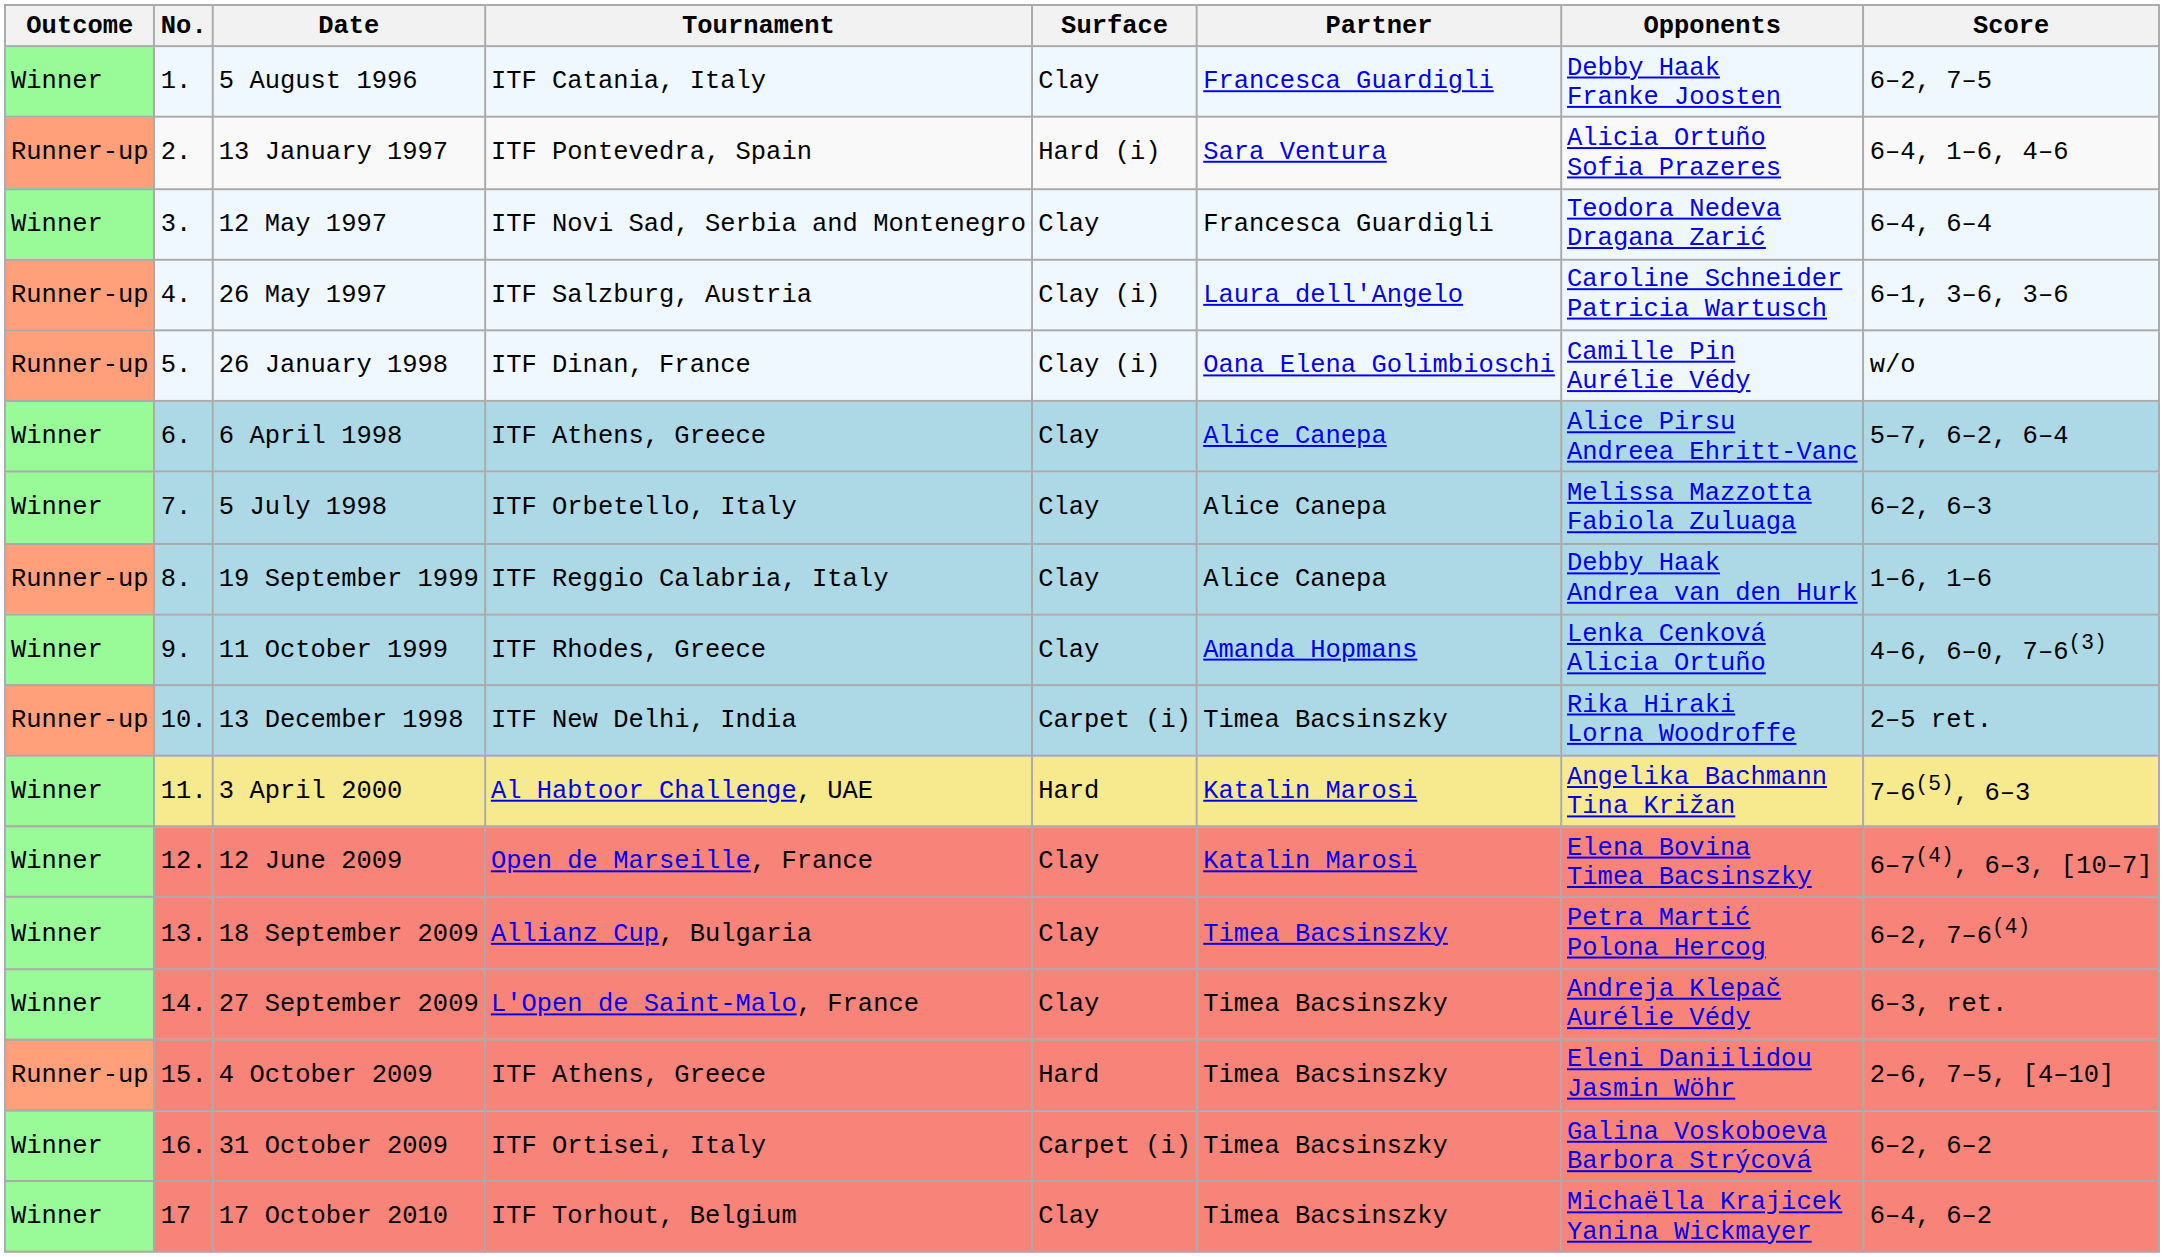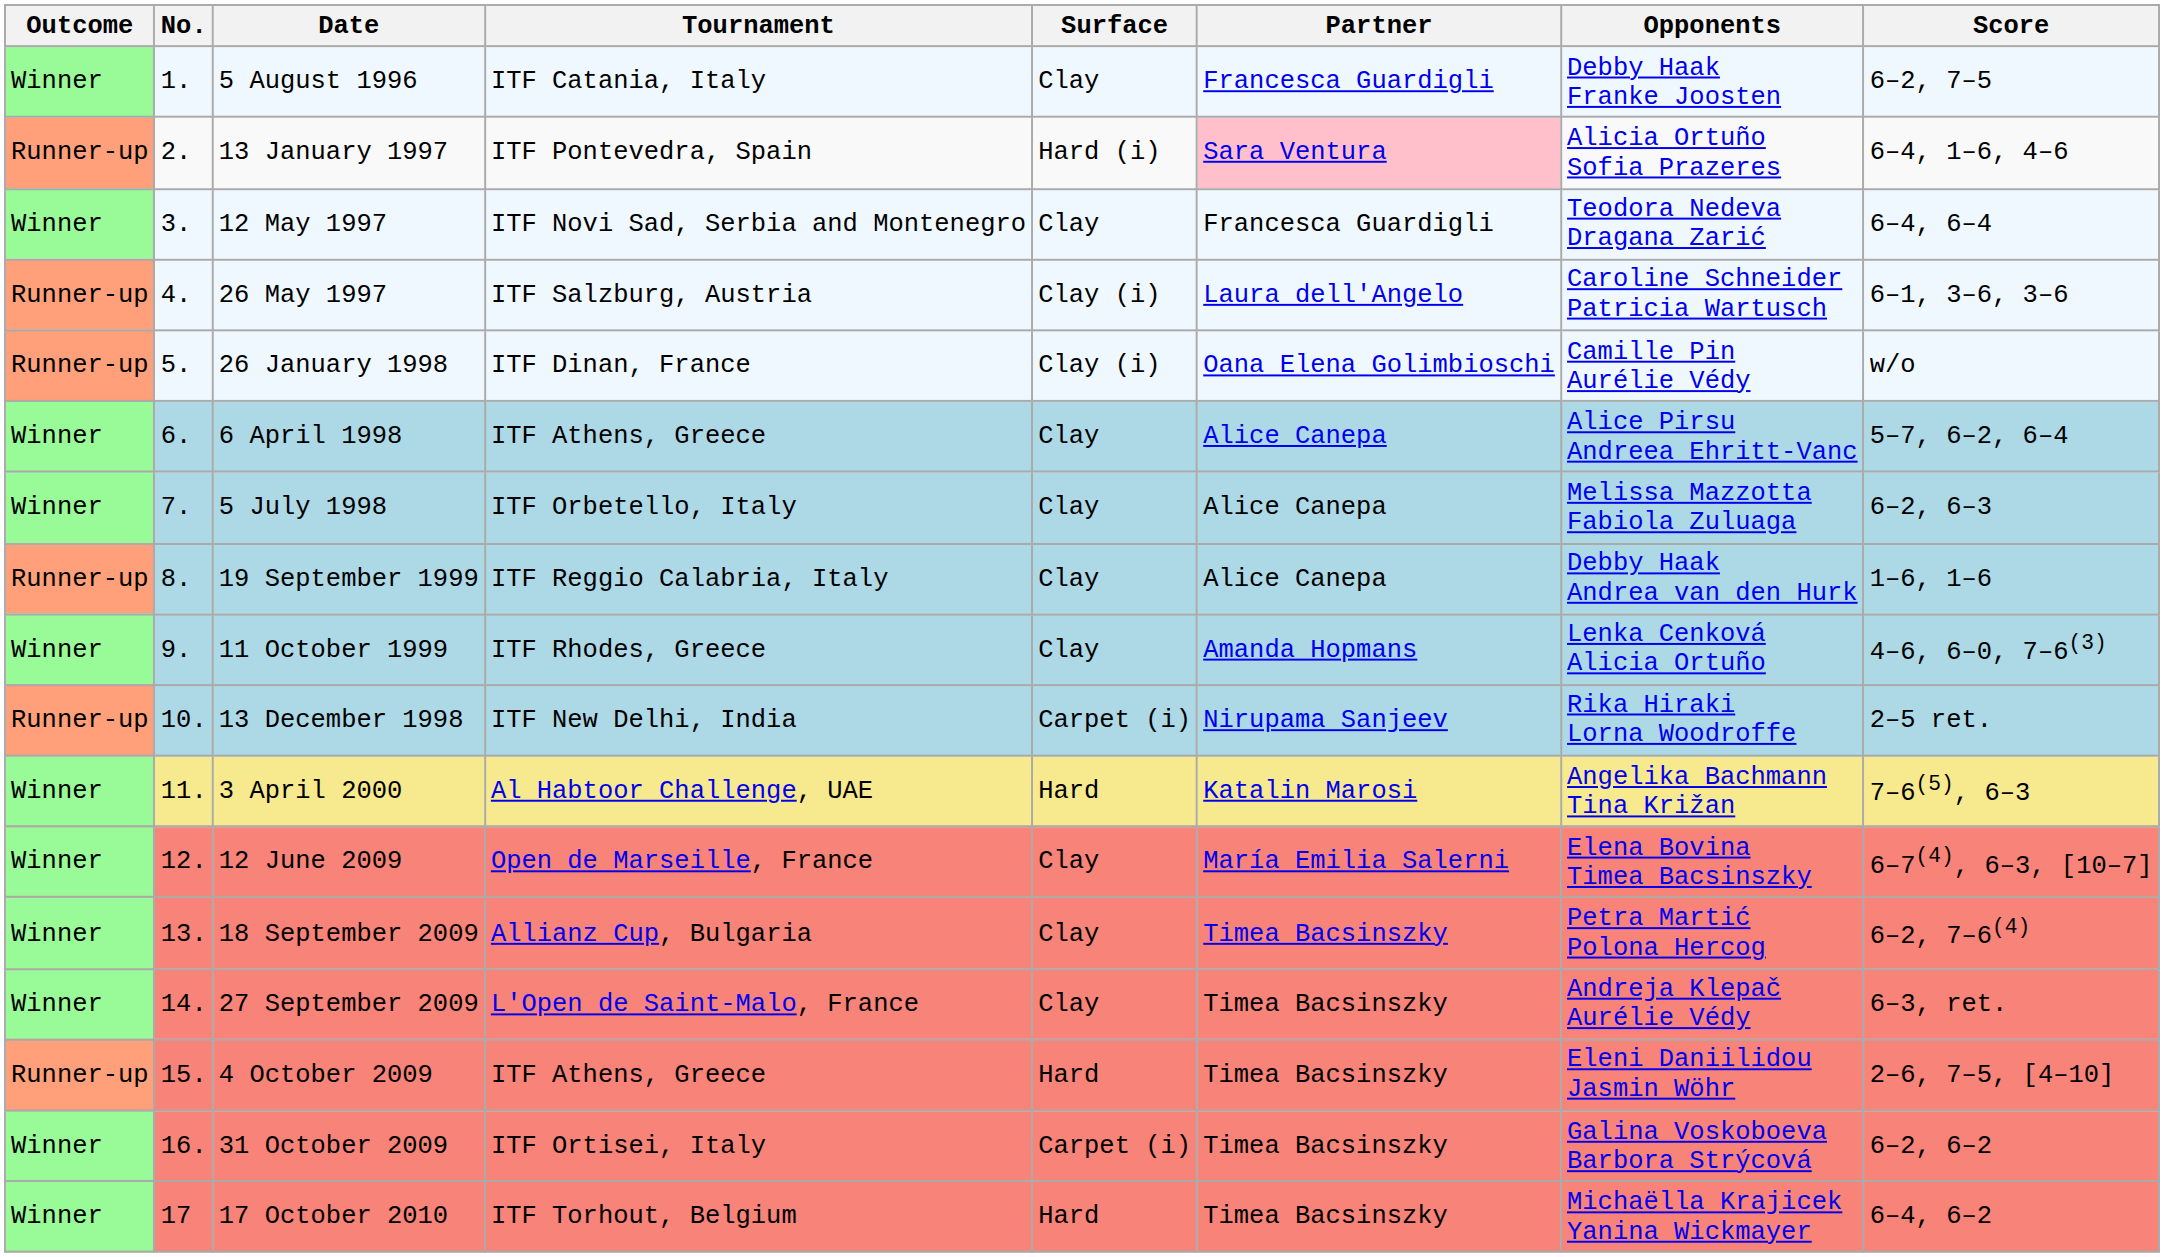(1295, 153) no background -> (1295, 153) pink background
(1326, 720) Timea Bacsinszky -> (1326, 720) Nirupama Sanjeev
(1310, 862) Katalin Marosi -> (1356, 862) María Emilia Salerni
(1069, 1217) Clay -> (1069, 1217) Hard
